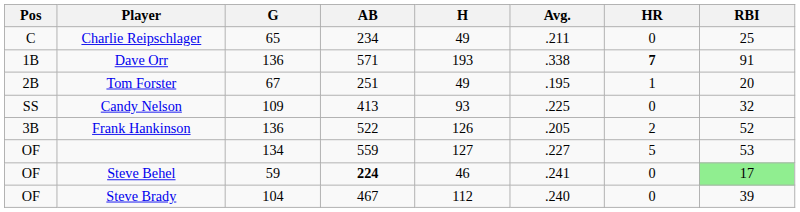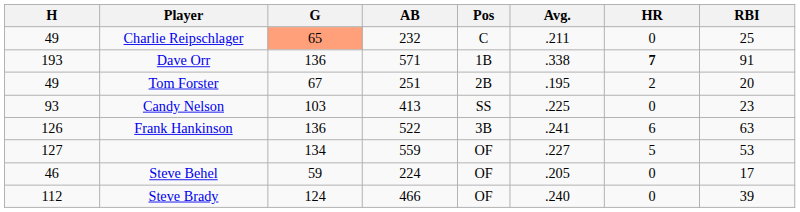columns swapped: (31, 15) <-> (463, 15)
(273, 38) no background -> (315, 38) lightsalmon background
(368, 38) 234 -> (410, 38) 232
(652, 83) 1 -> (652, 83) 2
(273, 106) 109 -> (315, 106) 103
(747, 106) 32 -> (747, 106) 23
(557, 128) .205 -> (557, 128) .241
(652, 128) 2 -> (652, 128) 6
(747, 128) 52 -> (747, 128) 63
(368, 173) bold -> (410, 173) normal
(557, 173) .241 -> (557, 173) .205
(747, 173) lightgreen background -> (747, 173) no background
(273, 196) 104 -> (315, 196) 124
(368, 196) 467 -> (410, 196) 466
